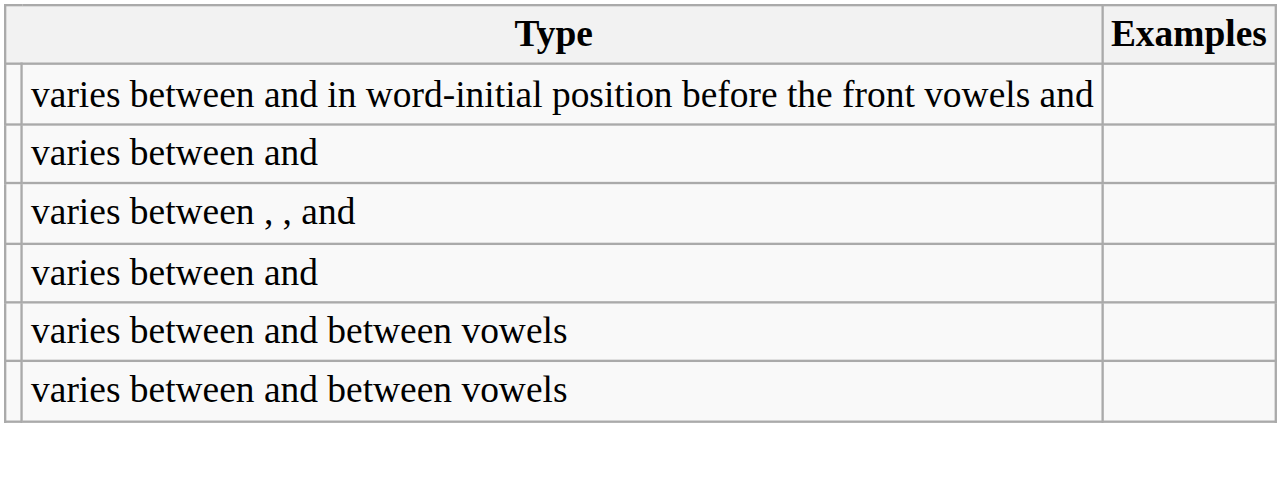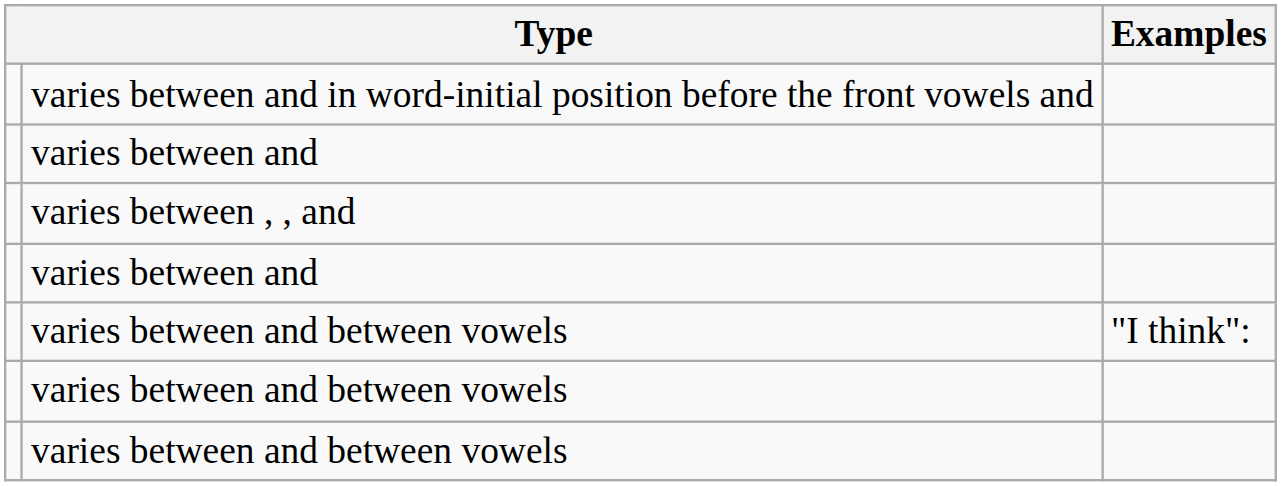+ row: (299, 331)
